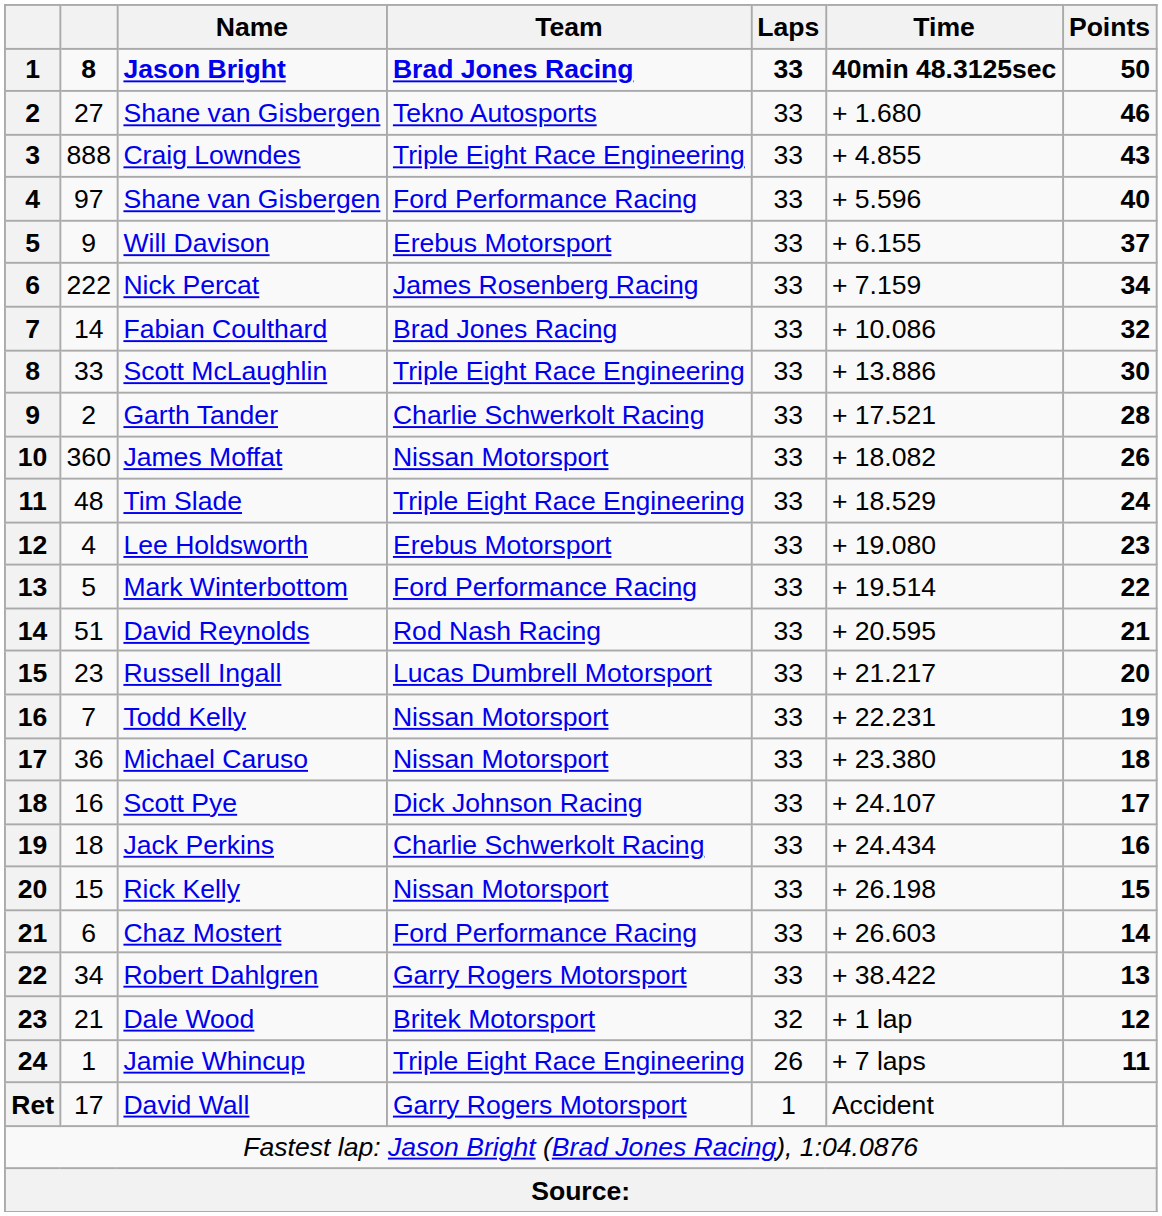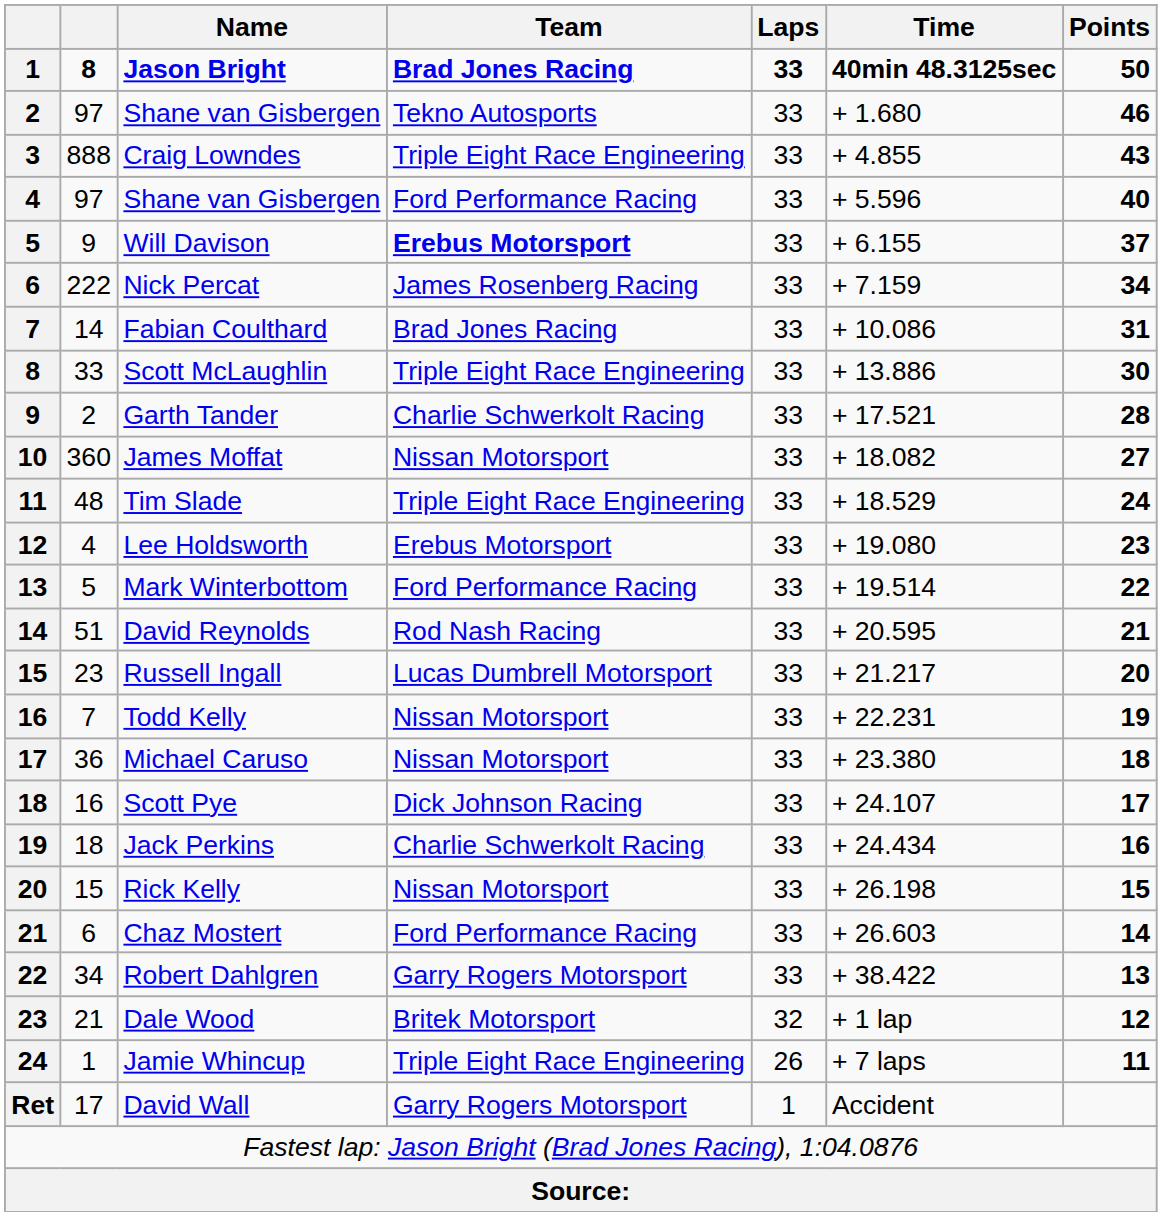(89, 113) 27 -> (89, 113) 97
(502, 242) normal -> (512, 242) bold
(1135, 328) 32 -> (1135, 328) 31
(1135, 457) 26 -> (1135, 457) 27
